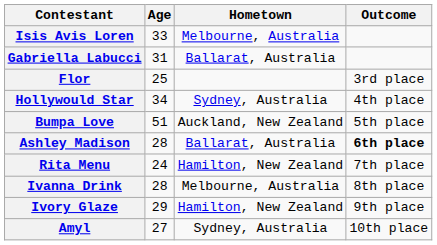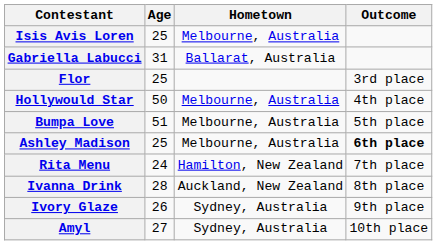(160, 37) 33 -> (160, 37) 25
(160, 101) 34 -> (160, 101) 50
(260, 101) Sydney, Australia -> (260, 101) Melbourne, Australia
(260, 122) Auckland, New Zealand -> (260, 122) Melbourne, Australia
(160, 144) 28 -> (160, 144) 25
(260, 144) Ballarat, Australia -> (260, 144) Melbourne, Australia
(260, 186) Melbourne, Australia -> (260, 186) Auckland, New Zealand
(160, 208) 29 -> (160, 208) 26
(260, 208) Hamilton, New Zealand -> (260, 208) Sydney, Australia
